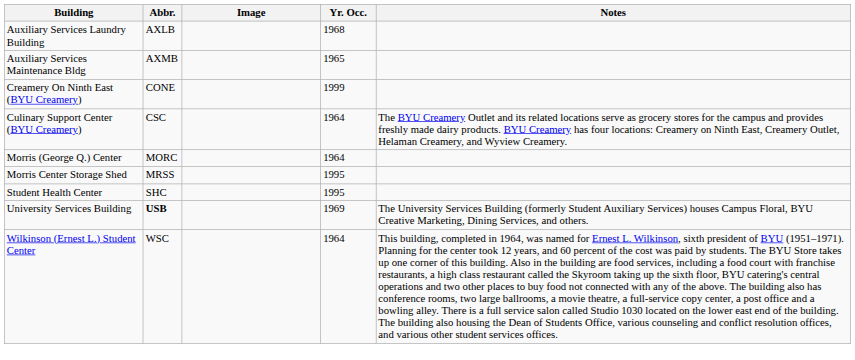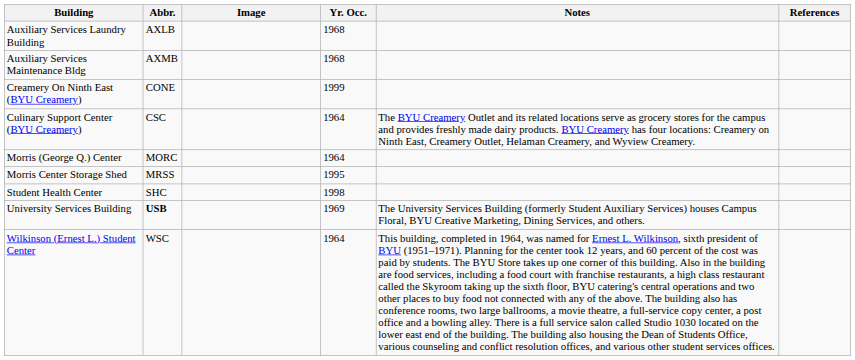+ column: (815, 13)
(334, 59) 1965 -> (334, 59) 1968
(334, 192) 1995 -> (334, 192) 1998
